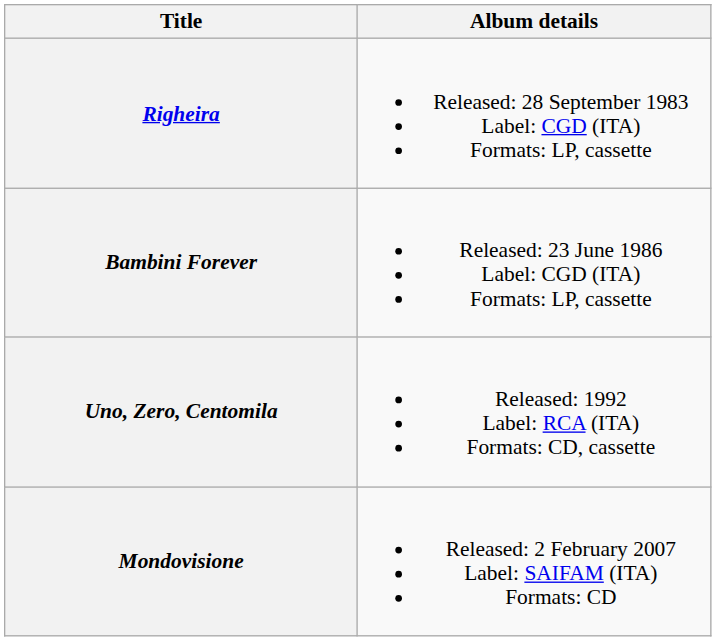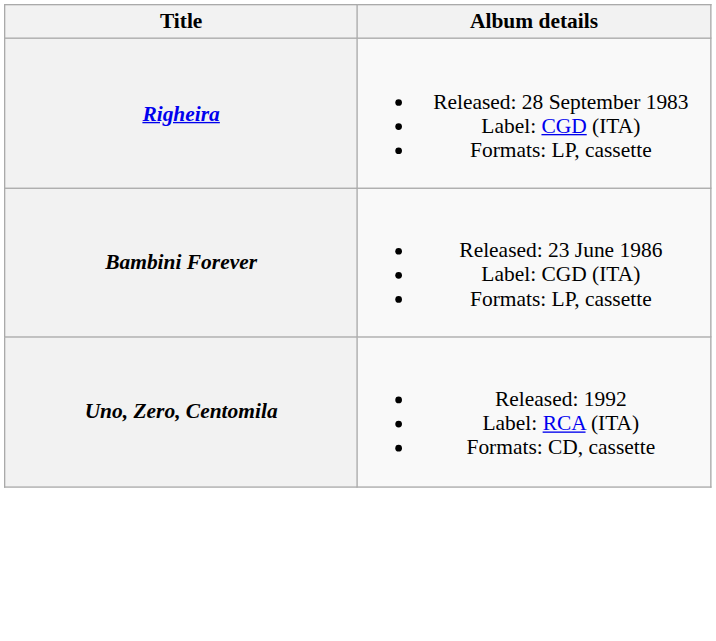- row: (181, 560)
